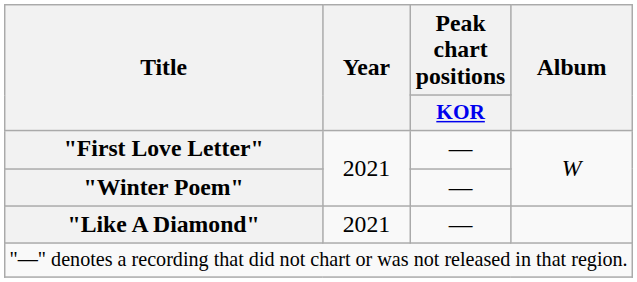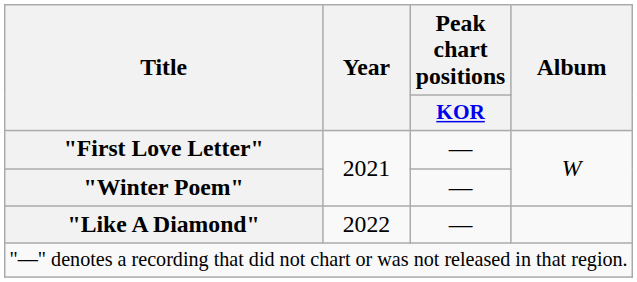(366, 224) 2021 -> (366, 224) 2022
